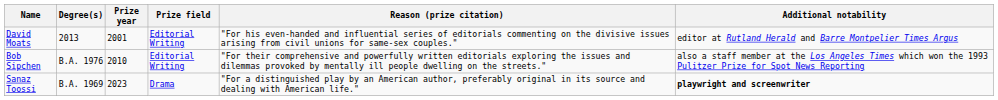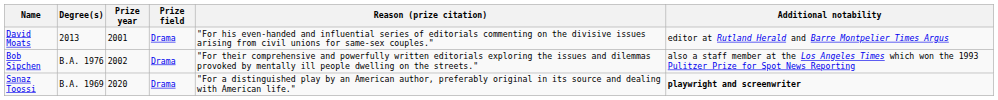(172, 39) Editorial Writing -> (163, 39) Drama
(117, 61) 2010 -> (118, 61) 2002
(172, 61) Editorial Writing -> (163, 61) Drama
(117, 84) 2023 -> (118, 84) 2020
